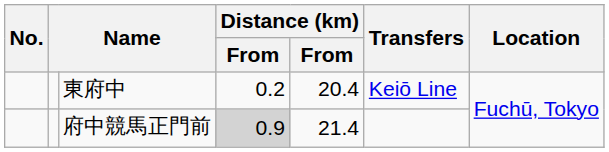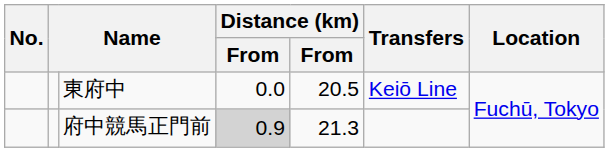(270, 90) 0.2 -> (270, 90) 0.0
(339, 90) 20.4 -> (339, 90) 20.5
(339, 127) 21.4 -> (339, 127) 21.3
